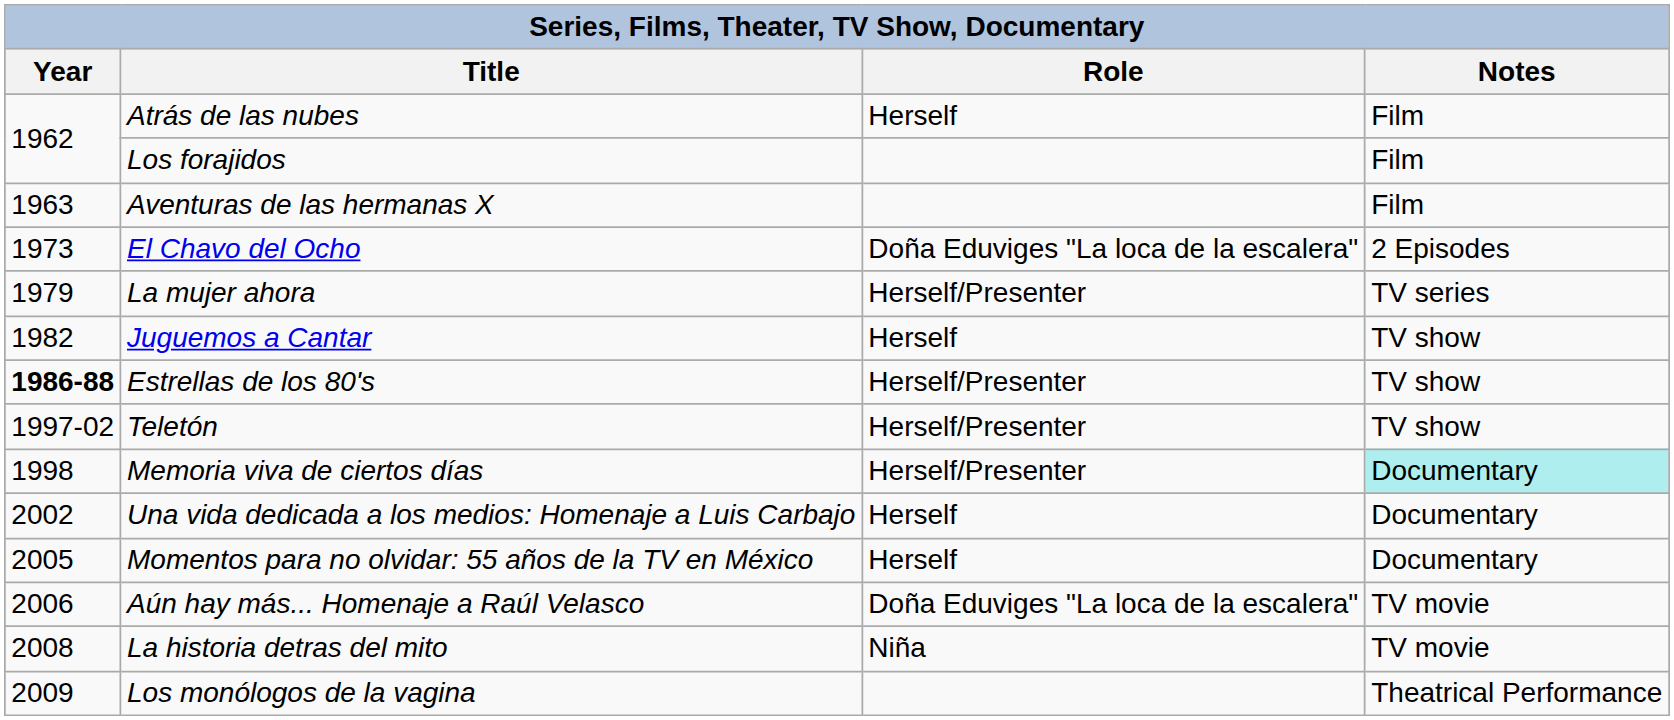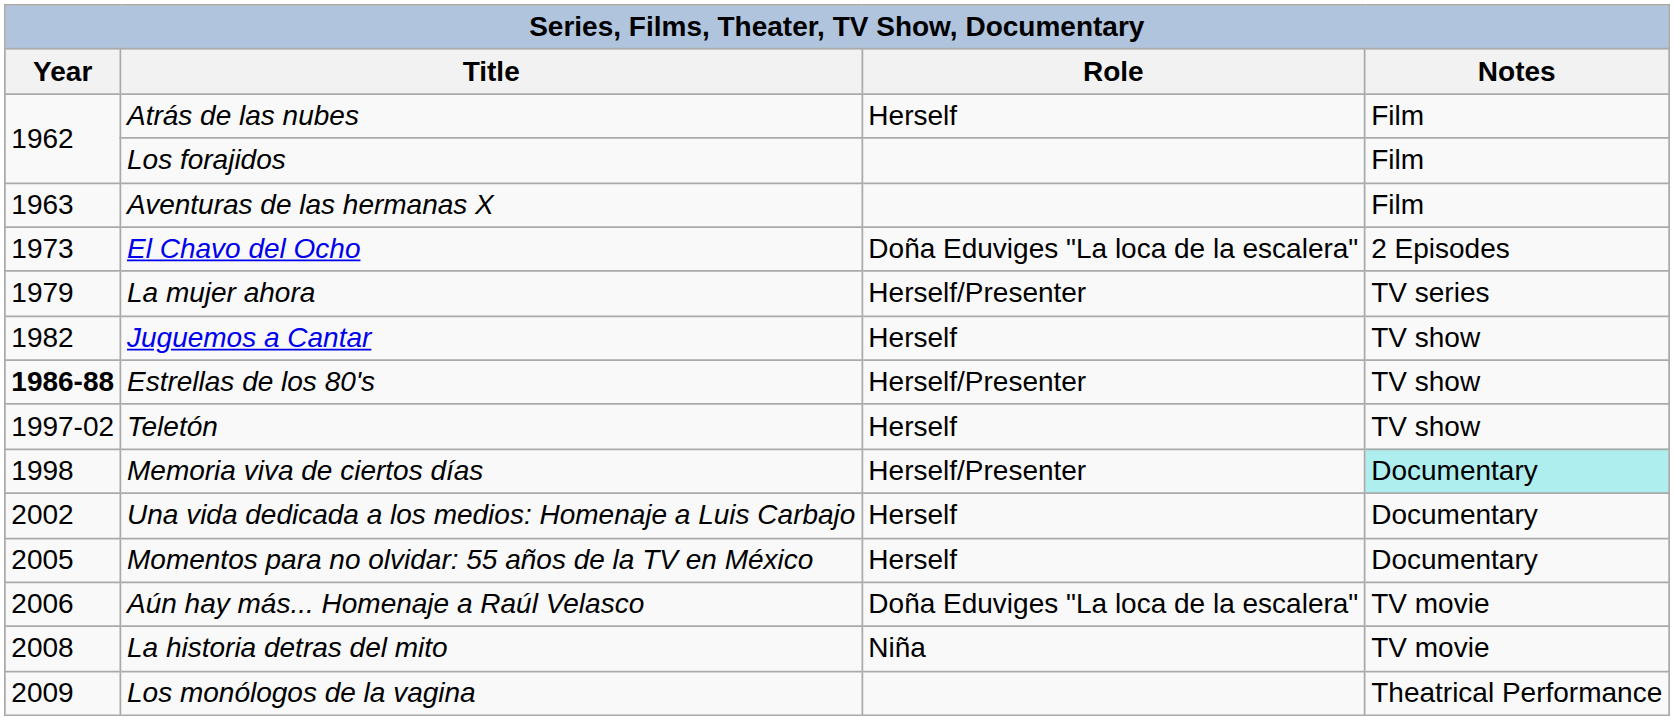(977, 426) Herself/Presenter -> (913, 426) Herself
